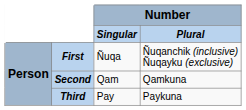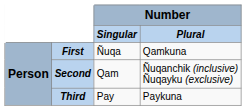(191, 56) Ñuqanchik (inclusive) Ñuqayku (exclusive) -> (165, 51) Qamkuna
(165, 79) Qamkuna -> (191, 74) Ñuqanchik (inclusive) Ñuqayku (exclusive)
